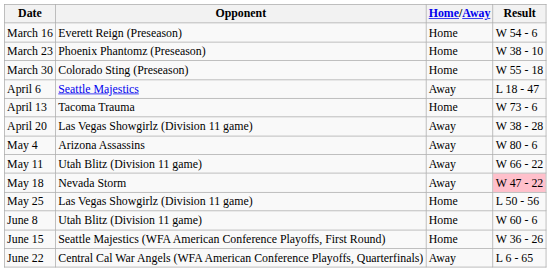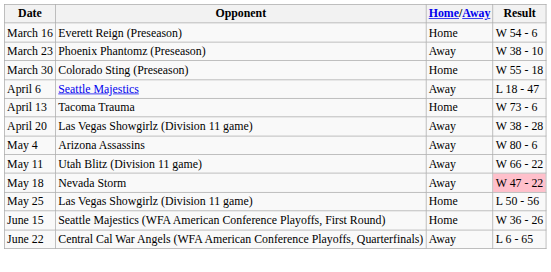(443, 51) Home -> (442, 51) Away
- row: (22, 220)
